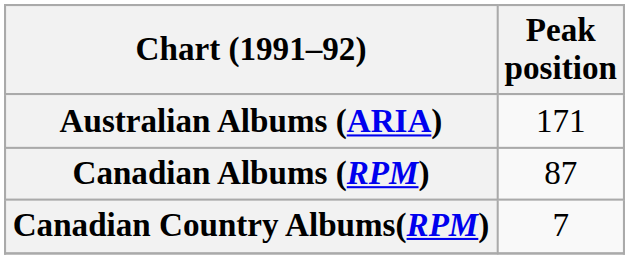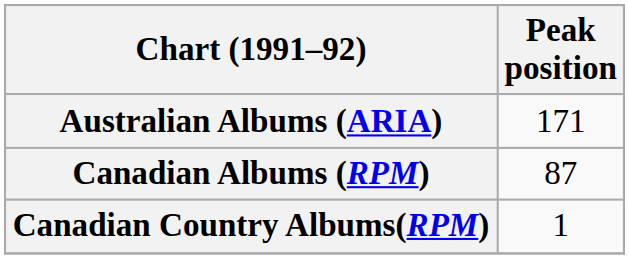(561, 225) 7 -> (561, 225) 1
